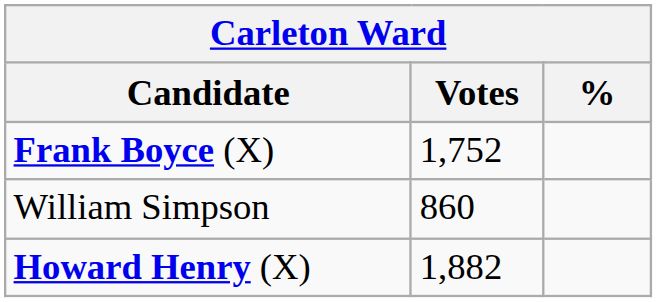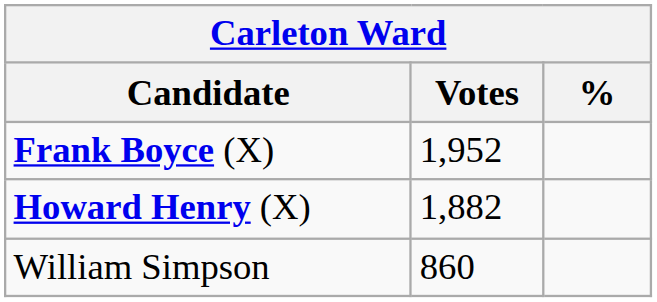(461, 149) 1,752 -> (461, 149) 1,952
rows swapped: (162, 265) <-> (142, 207)
